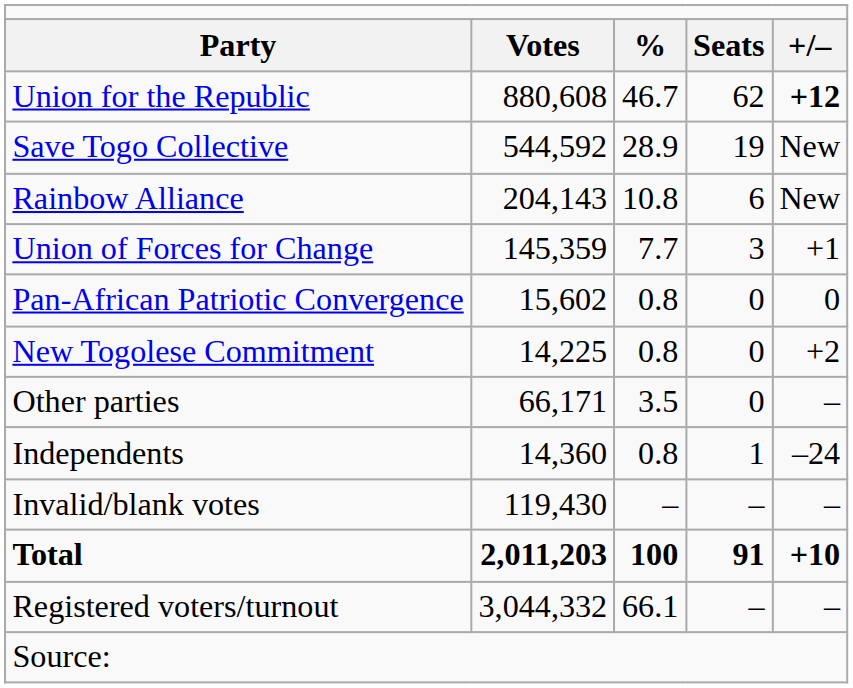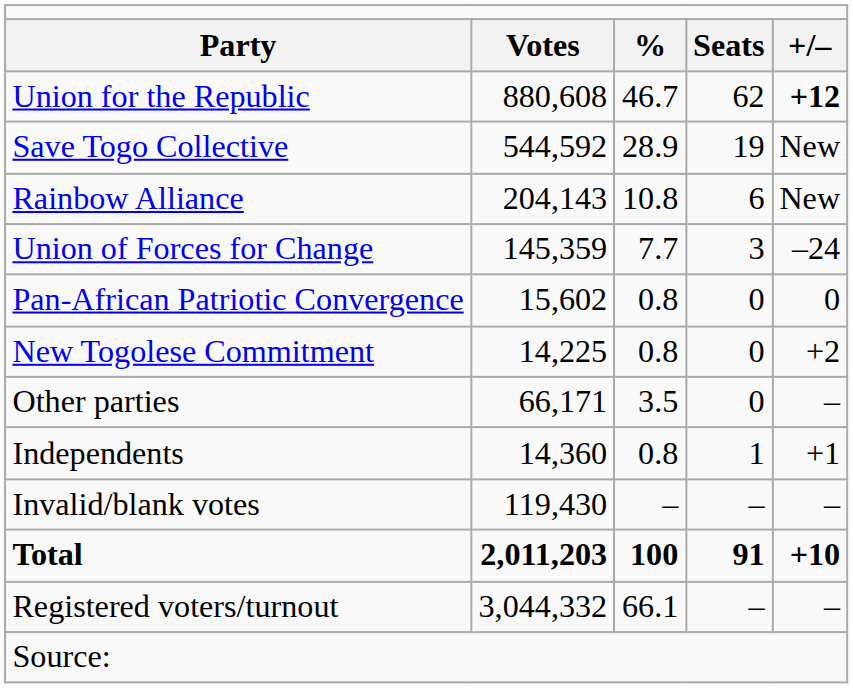(823, 248) +1 -> (816, 248) –24
(816, 452) –24 -> (823, 452) +1
